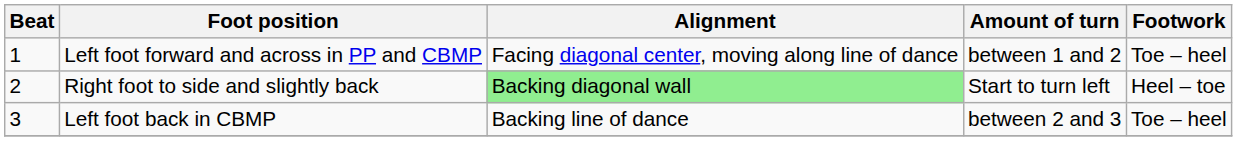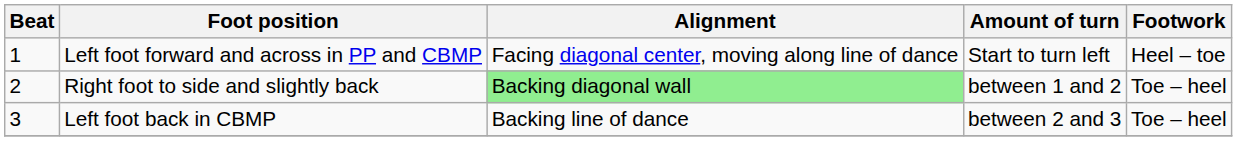(1045, 54) between 1 and 2 -> (1039, 54) Start to turn left
(1179, 54) Toe – heel -> (1178, 54) Heel – toe
(1039, 87) Start to turn left -> (1045, 87) between 1 and 2
(1178, 87) Heel – toe -> (1179, 87) Toe – heel
